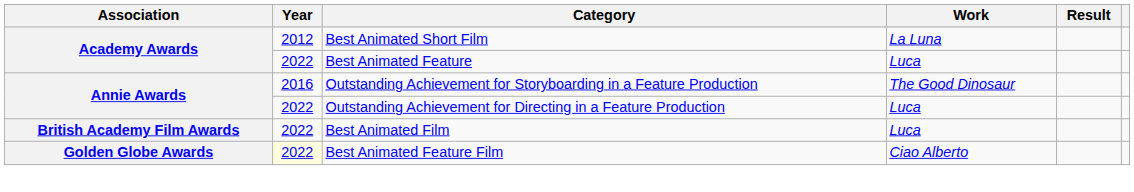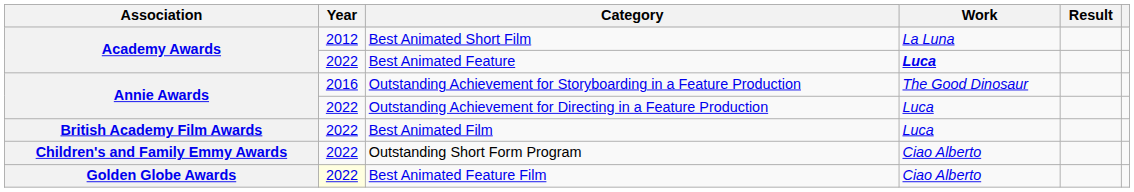(905, 61) normal -> (919, 61) bold
+ row: (475, 152)
